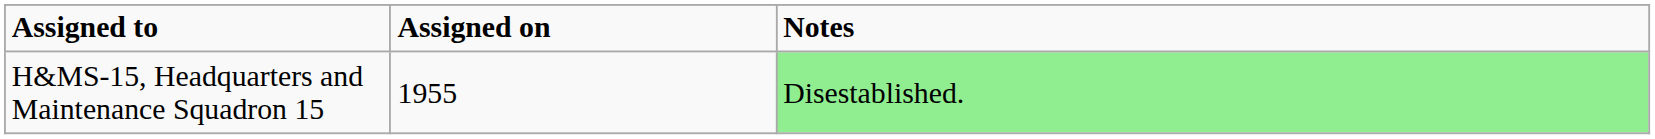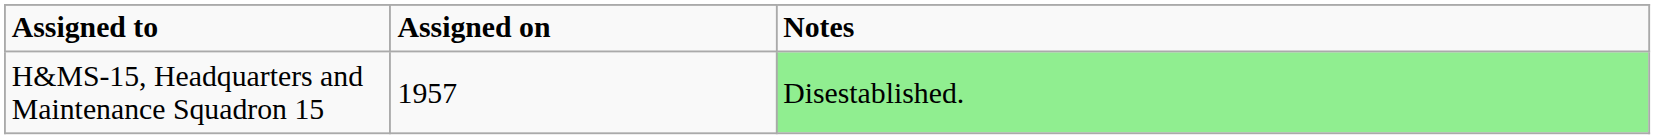(427, 92) 1955 -> (427, 92) 1957
